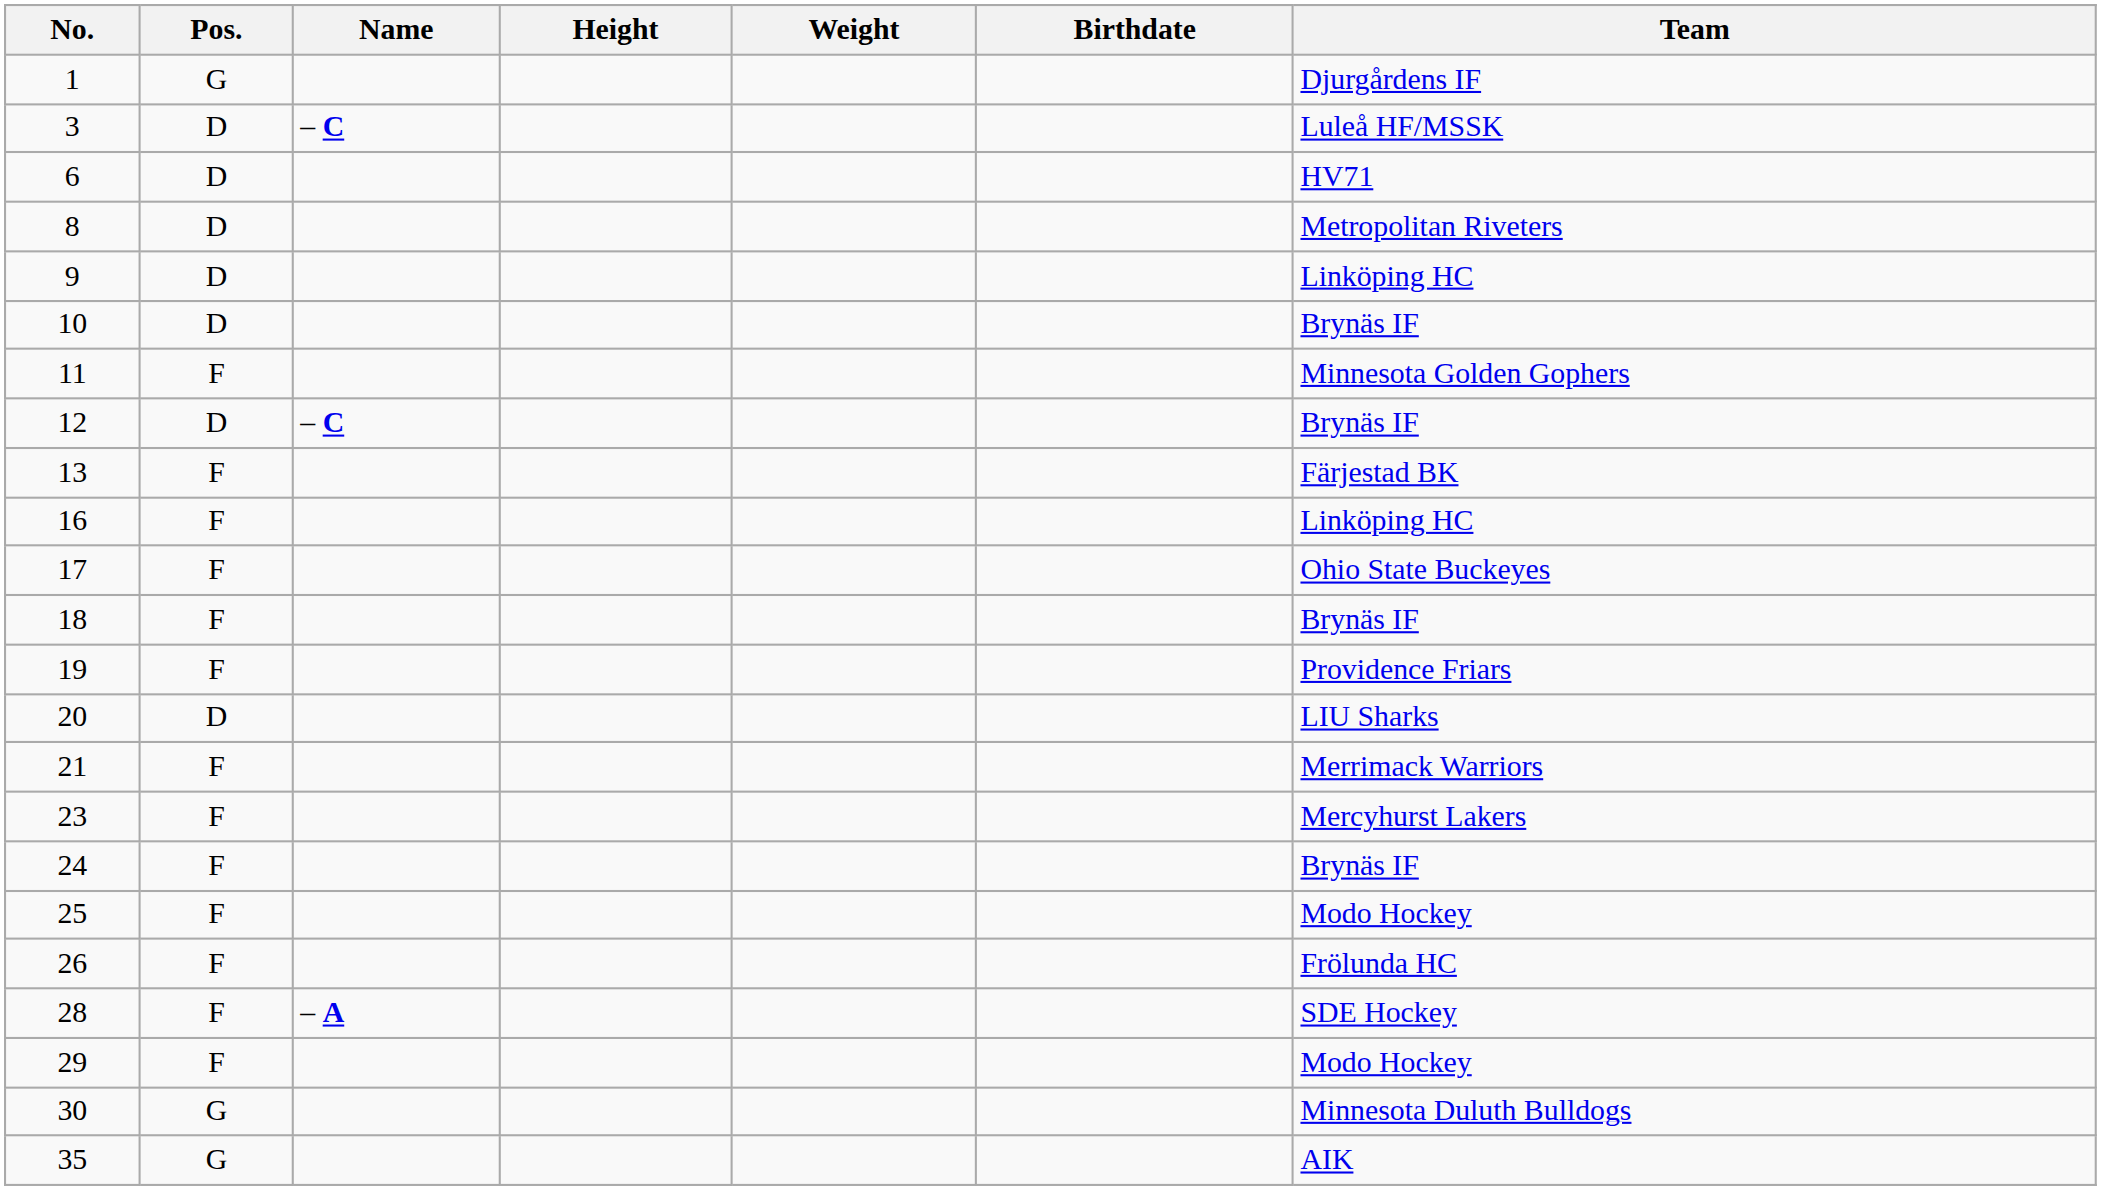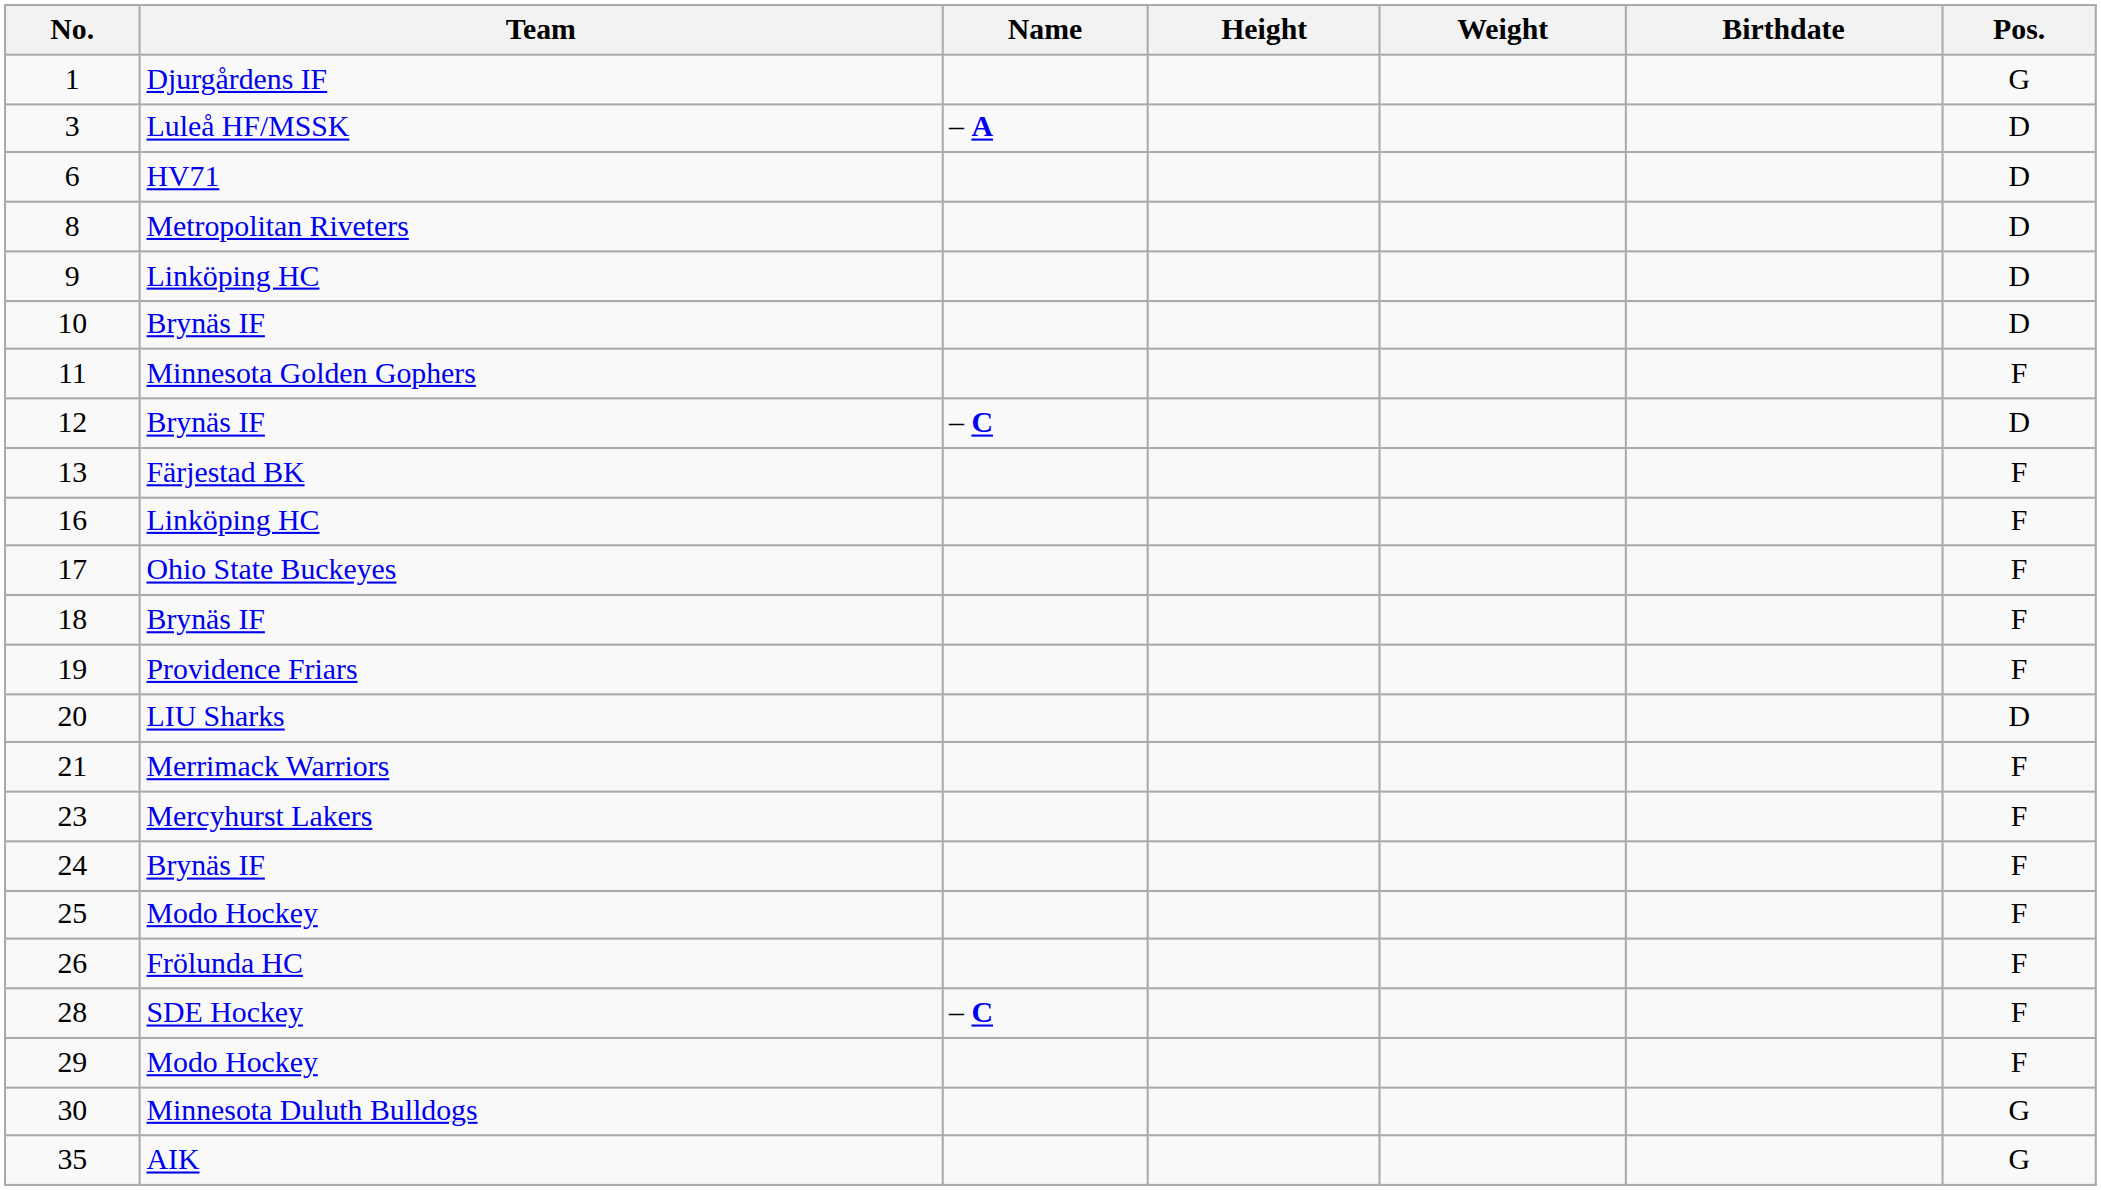columns swapped: (216, 29) <-> (1695, 29)
(322, 127) – C -> (971, 127) – A
(322, 1012) – A -> (971, 1012) – C
